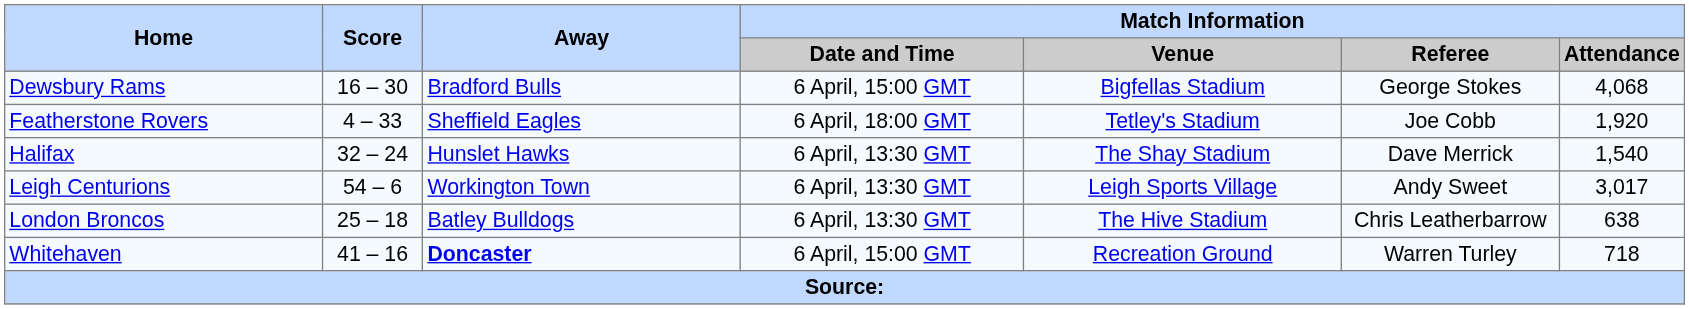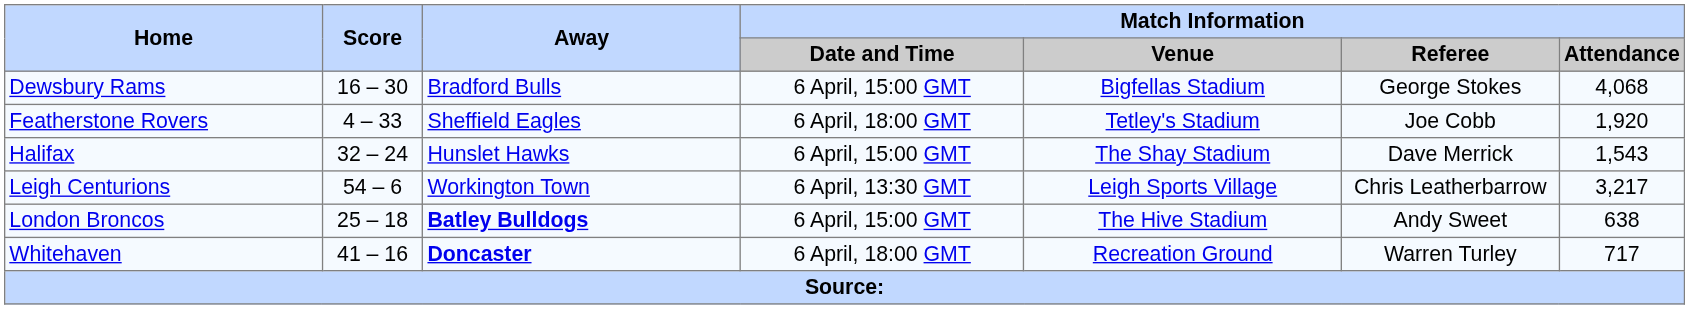(882, 154) 6 April, 13:30 GMT -> (882, 154) 6 April, 15:00 GMT
(1622, 154) 1,540 -> (1622, 154) 1,543
(1450, 187) Andy Sweet -> (1450, 187) Chris Leatherbarrow
(1622, 187) 3,017 -> (1622, 187) 3,217
(501, 220) normal -> (508, 220) bold
(882, 220) 6 April, 13:30 GMT -> (882, 220) 6 April, 15:00 GMT
(1450, 220) Chris Leatherbarrow -> (1450, 220) Andy Sweet
(882, 253) 6 April, 15:00 GMT -> (882, 253) 6 April, 18:00 GMT
(1622, 253) 718 -> (1622, 253) 717
